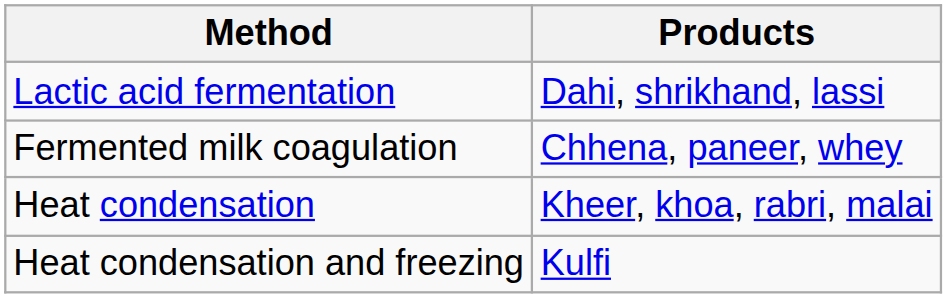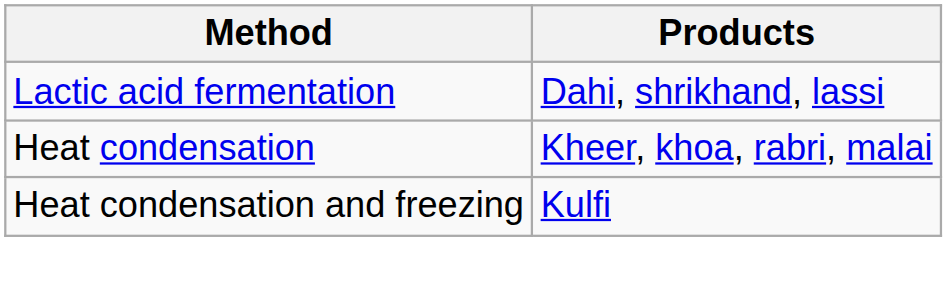- row: (235, 148)
